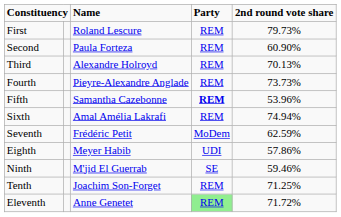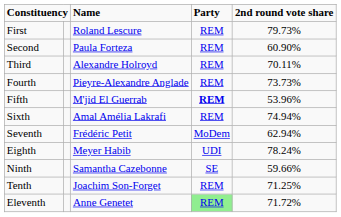(284, 64) 70.13% -> (284, 64) 70.11%
(120, 99) Samantha Cazebonne -> (110, 99) M'jid El Guerrab
(284, 133) 62.59% -> (284, 133) 62.94%
(284, 151) 57.86% -> (284, 151) 78.24%
(110, 168) M'jid El Guerrab -> (120, 168) Samantha Cazebonne
(284, 168) 59.46% -> (284, 168) 59.66%
